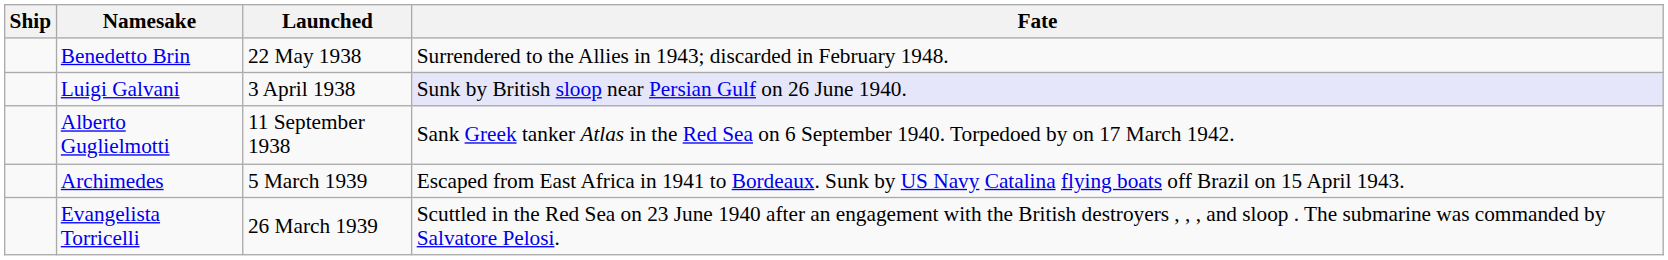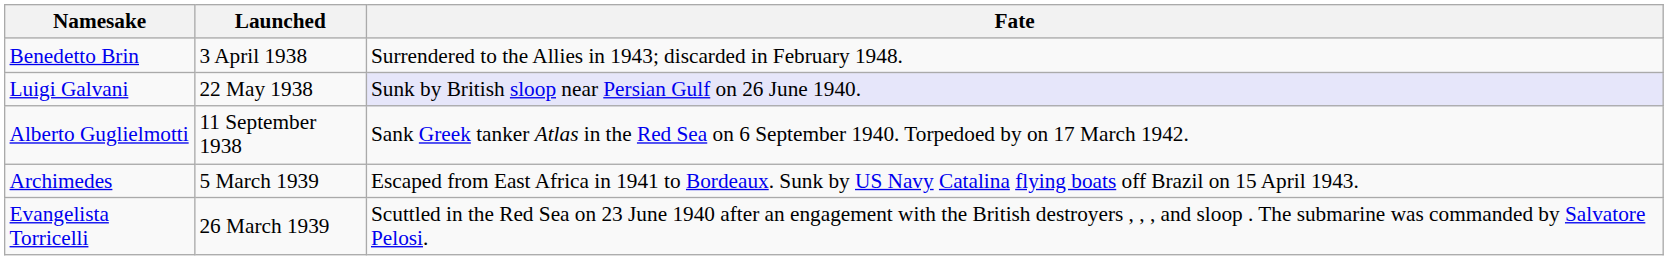- column: (30, 21)
(305, 55) 22 May 1938 -> (253, 55) 3 April 1938
(302, 88) 3 April 1938 -> (256, 88) 22 May 1938
